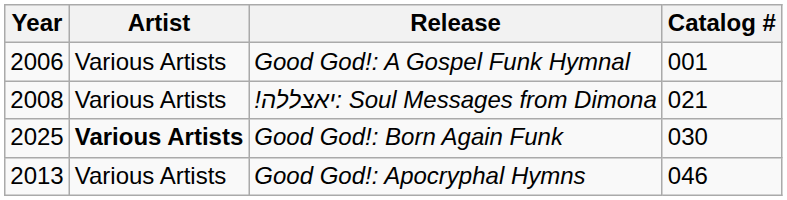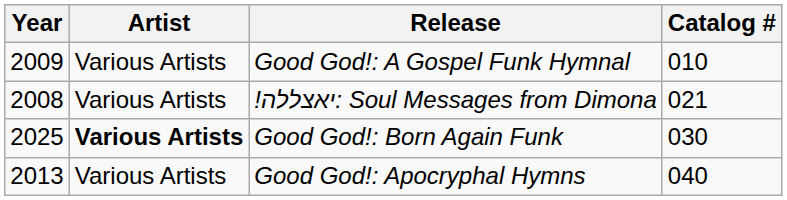(37, 61) 2006 -> (37, 61) 2009
(688, 61) 001 -> (688, 61) 010
(688, 175) 046 -> (688, 175) 040
